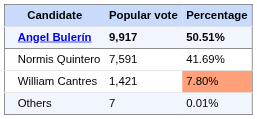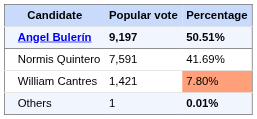(123, 37) 9,917 -> (123, 37) 9,197
(112, 103) 7 -> (112, 103) 1
(202, 103) normal -> (202, 103) bold
